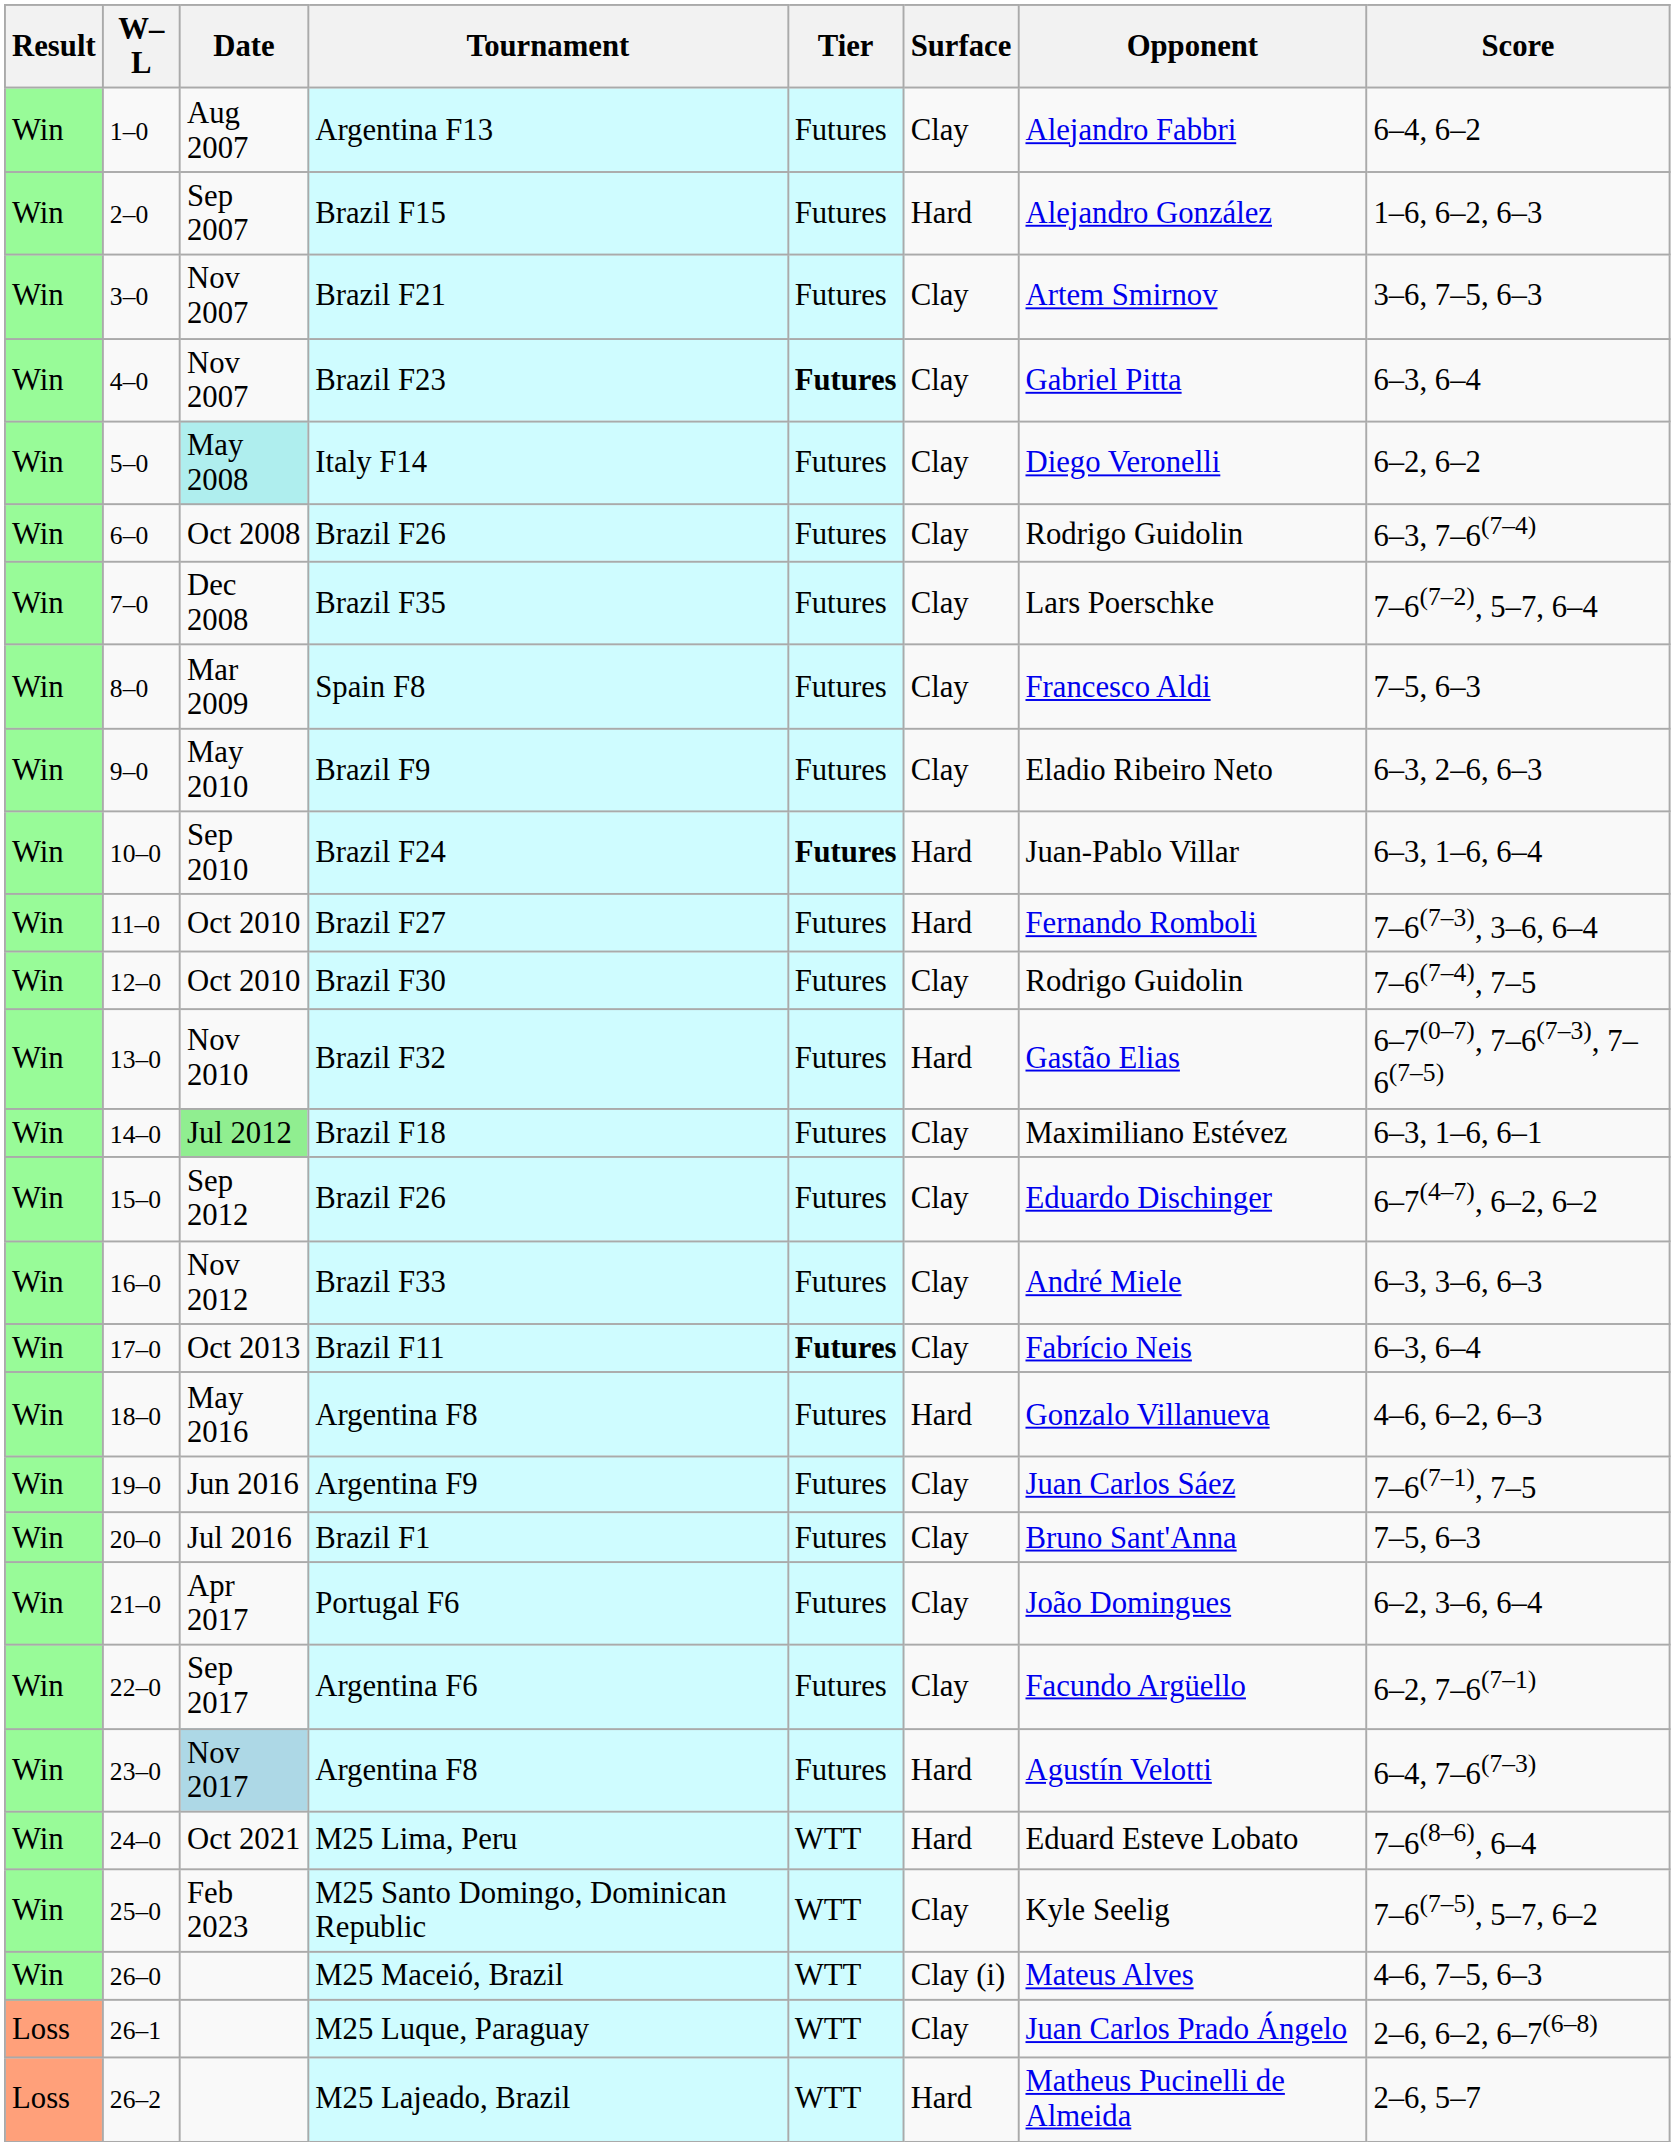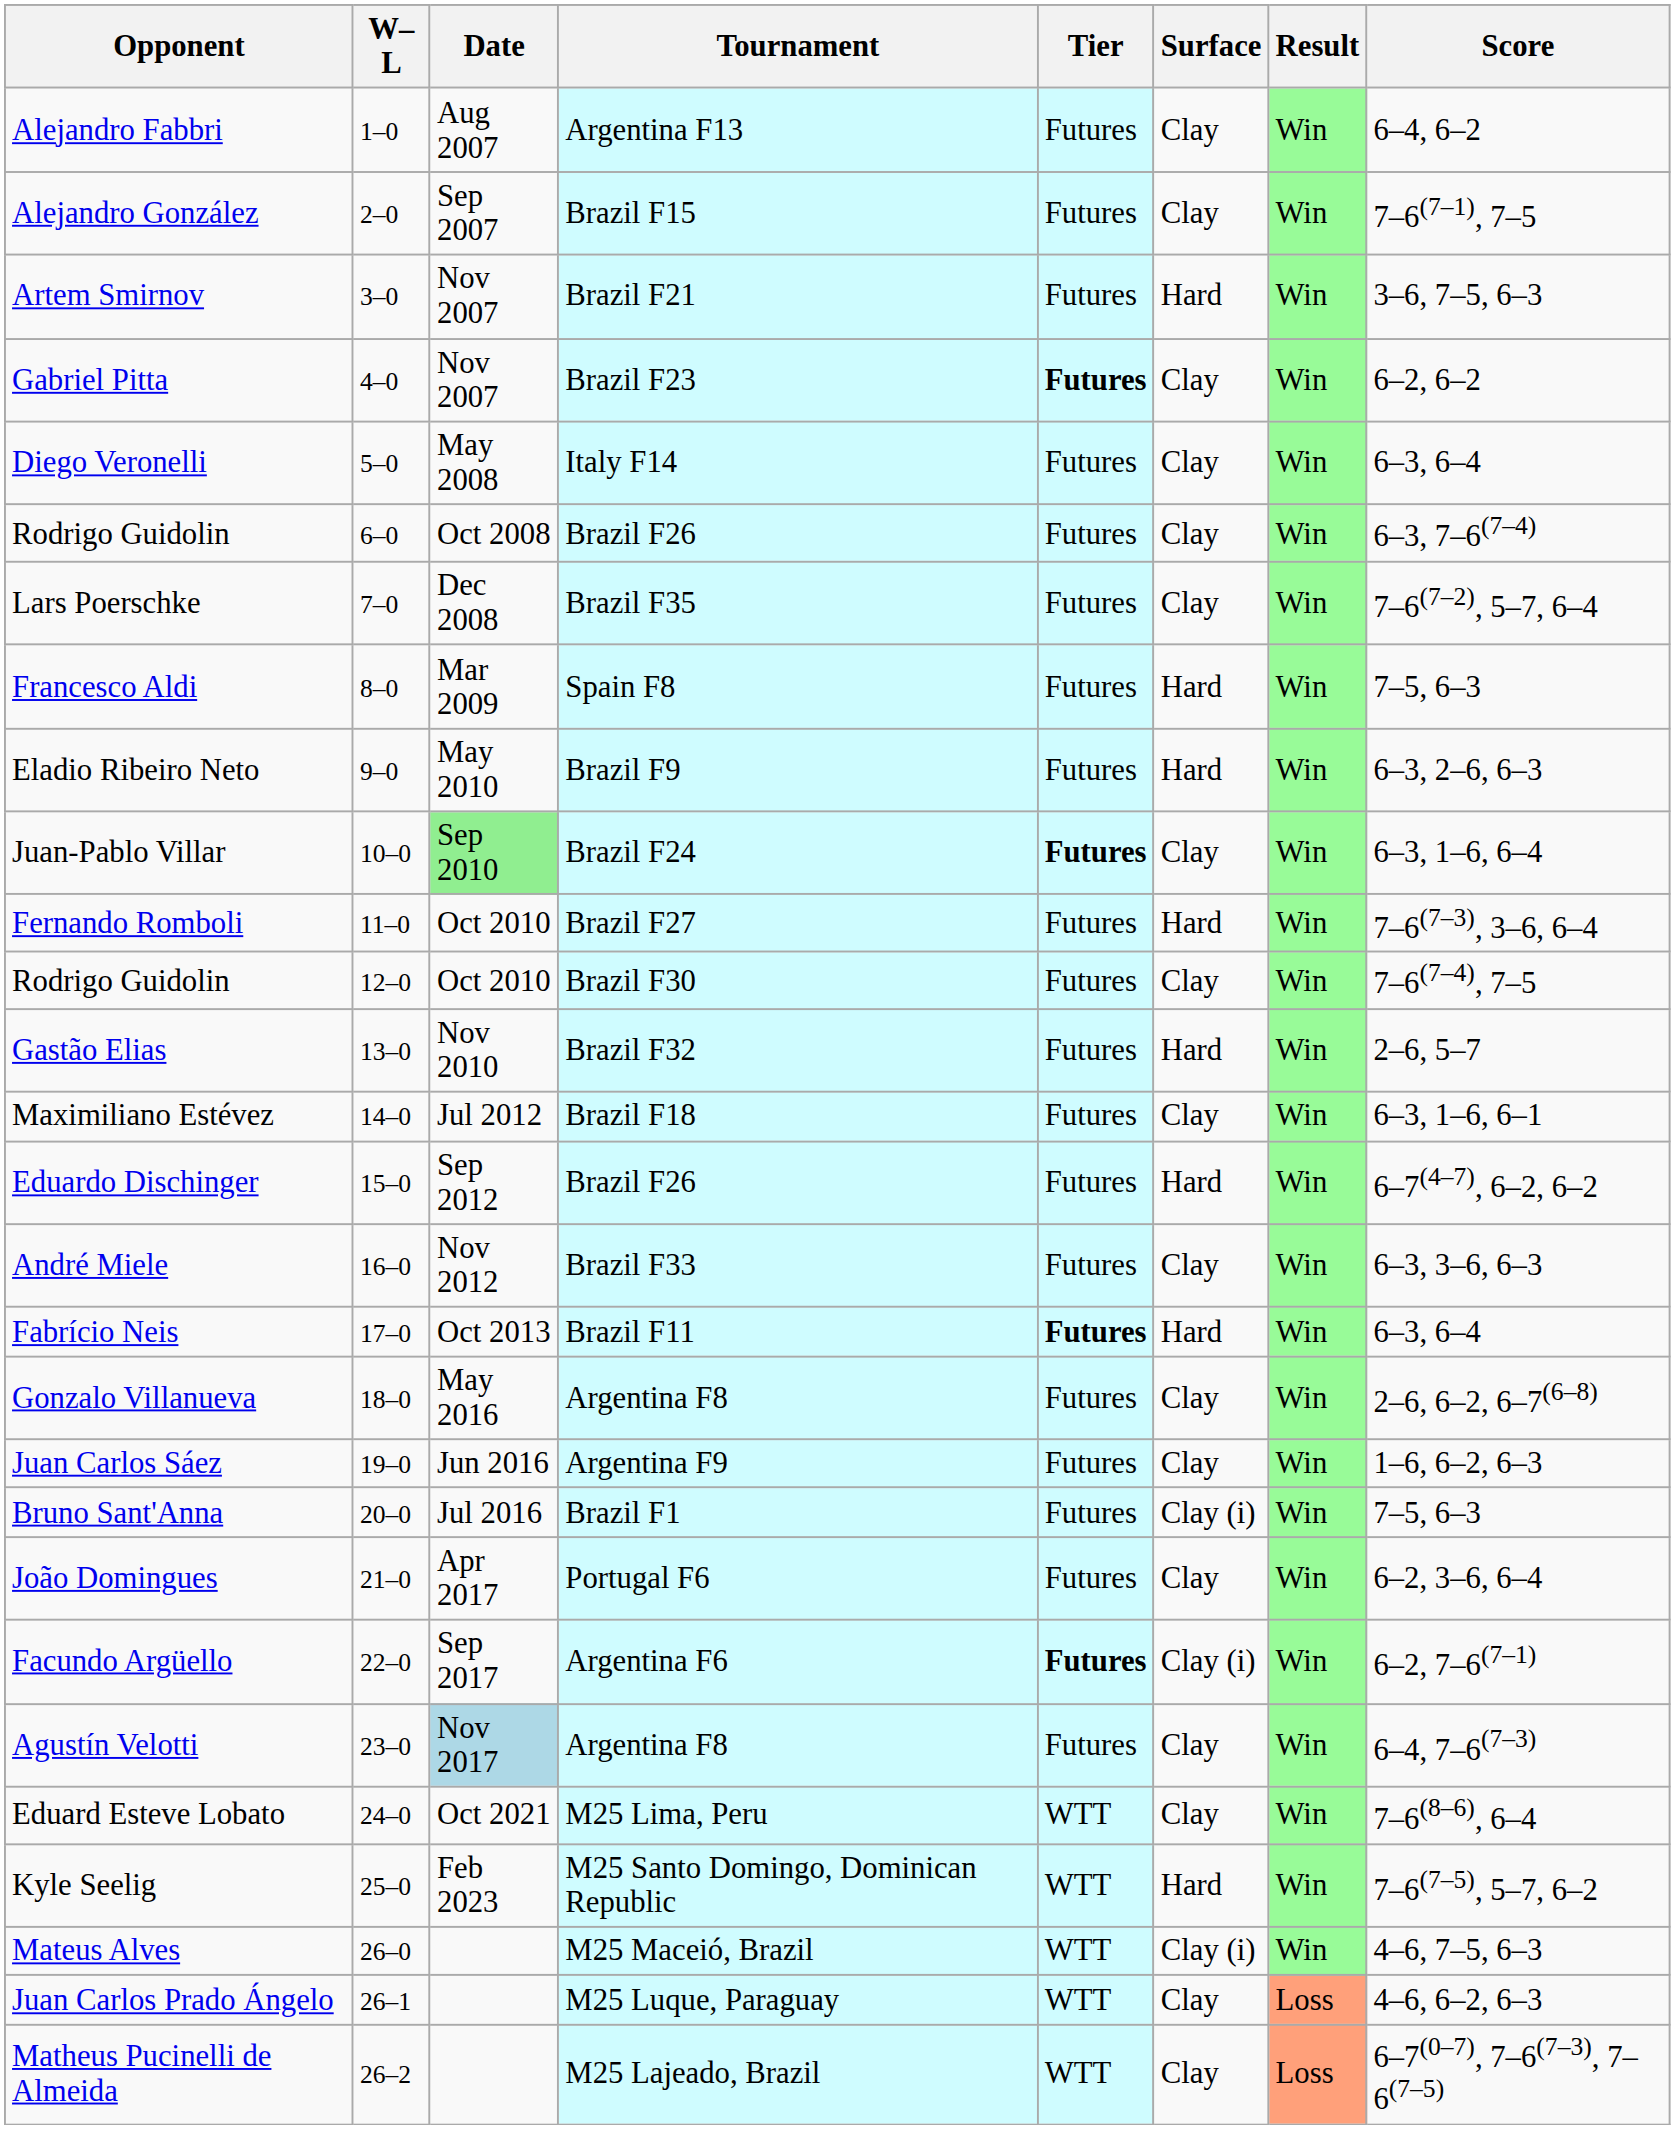columns swapped: (54, 46) <-> (1192, 46)
(941, 212) Hard -> (1190, 212) Clay
(1458, 212) 1–6, 6–2, 6–3 -> (1455, 212) 7–6(7–1), 7–5
(940, 295) Clay -> (1191, 295) Hard
(1427, 379) 6–3, 6–4 -> (1427, 379) 6–2, 6–2
(218, 462) paleturquoise background -> (468, 462) no background
(1427, 462) 6–2, 6–2 -> (1427, 462) 6–3, 6–4
(940, 686) Clay -> (1191, 686) Hard
(940, 769) Clay -> (1191, 769) Hard
(218, 852) no background -> (468, 852) lightgreen background
(941, 852) Hard -> (1190, 852) Clay
(1506, 1058) 6–7(0–7), 7–6(7–3), 7–6(7–5) -> (1427, 1050) 2–6, 5–7
(239, 1132) lightgreen background -> (490, 1116) no background
(940, 1198) Clay -> (1191, 1182) Hard
(940, 1347) Clay -> (1191, 1331) Hard
(941, 1413) Hard -> (1190, 1397) Clay
(1458, 1413) 4–6, 6–2, 6–3 -> (1486, 1397) 2–6, 6–2, 6–7(6–8)
(1455, 1484) 7–6(7–1), 7–5 -> (1458, 1463) 1–6, 6–2, 6–3
(940, 1536) Clay -> (1208, 1512) Clay (i)
(841, 1686) normal -> (1096, 1661) bold
(940, 1686) Clay -> (1208, 1661) Clay (i)
(941, 1769) Hard -> (1190, 1744) Clay
(941, 1839) Hard -> (1190, 1814) Clay
(940, 1909) Clay -> (1191, 1884) Hard
(1486, 2028) 2–6, 6–2, 6–7(6–8) -> (1458, 1999) 4–6, 6–2, 6–3
(941, 2098) Hard -> (1190, 2073) Clay
(1427, 2098) 2–6, 5–7 -> (1506, 2073) 6–7(0–7), 7–6(7–3), 7–6(7–5)
